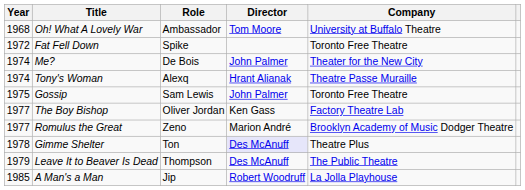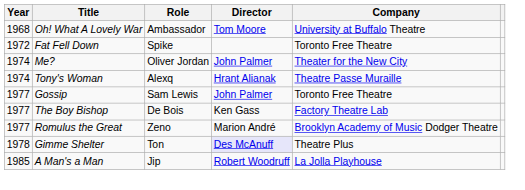(181, 62) De Bois -> (178, 62) Oliver Jordan
(18, 95) 1975 -> (18, 95) 1977
(194, 111) Oliver Jordan -> (165, 111) De Bois
- row: (96, 161)
